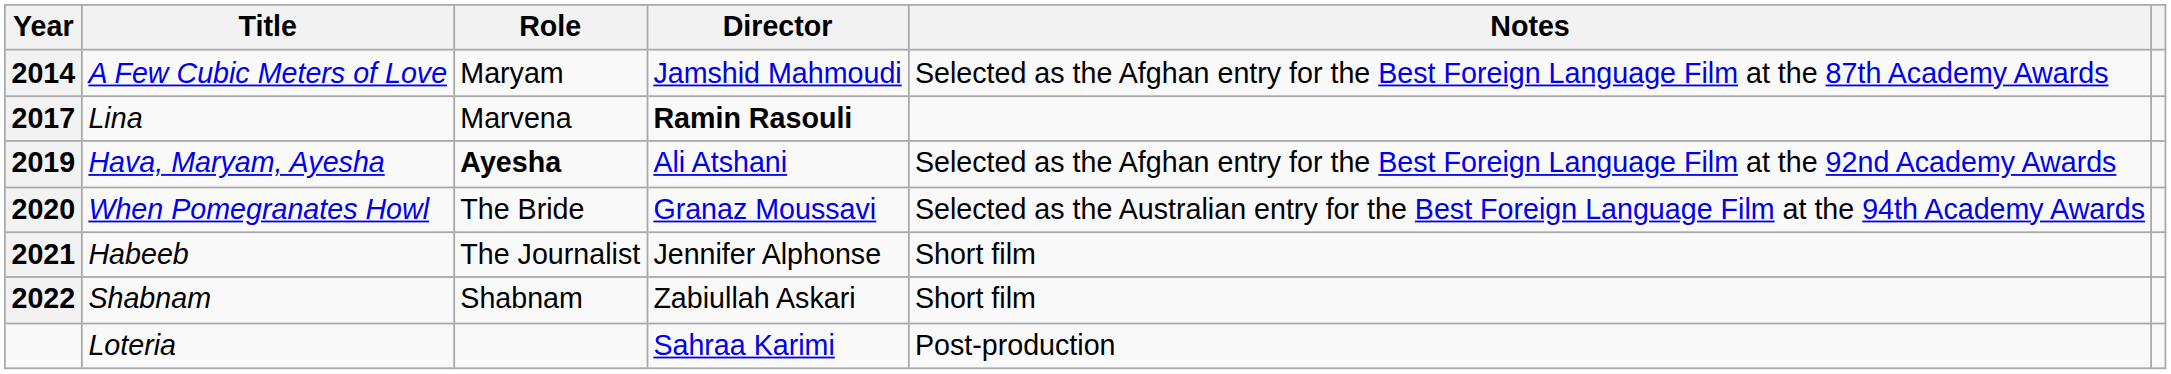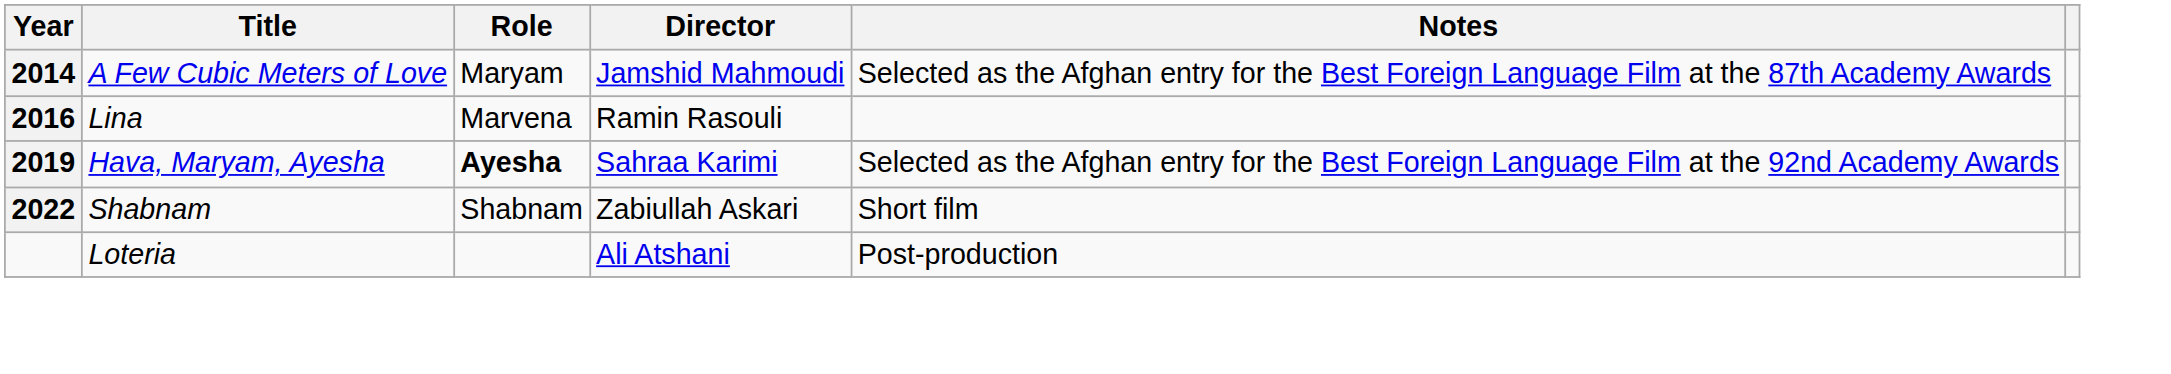(43, 118) 2017 -> (43, 118) 2016
(753, 118) bold -> (689, 118) normal
(720, 163) Ali Atshani -> (687, 163) Sahraa Karimi
- row: (259, 208)
- row: (139, 254)
(744, 345) Sahraa Karimi -> (663, 254) Ali Atshani
